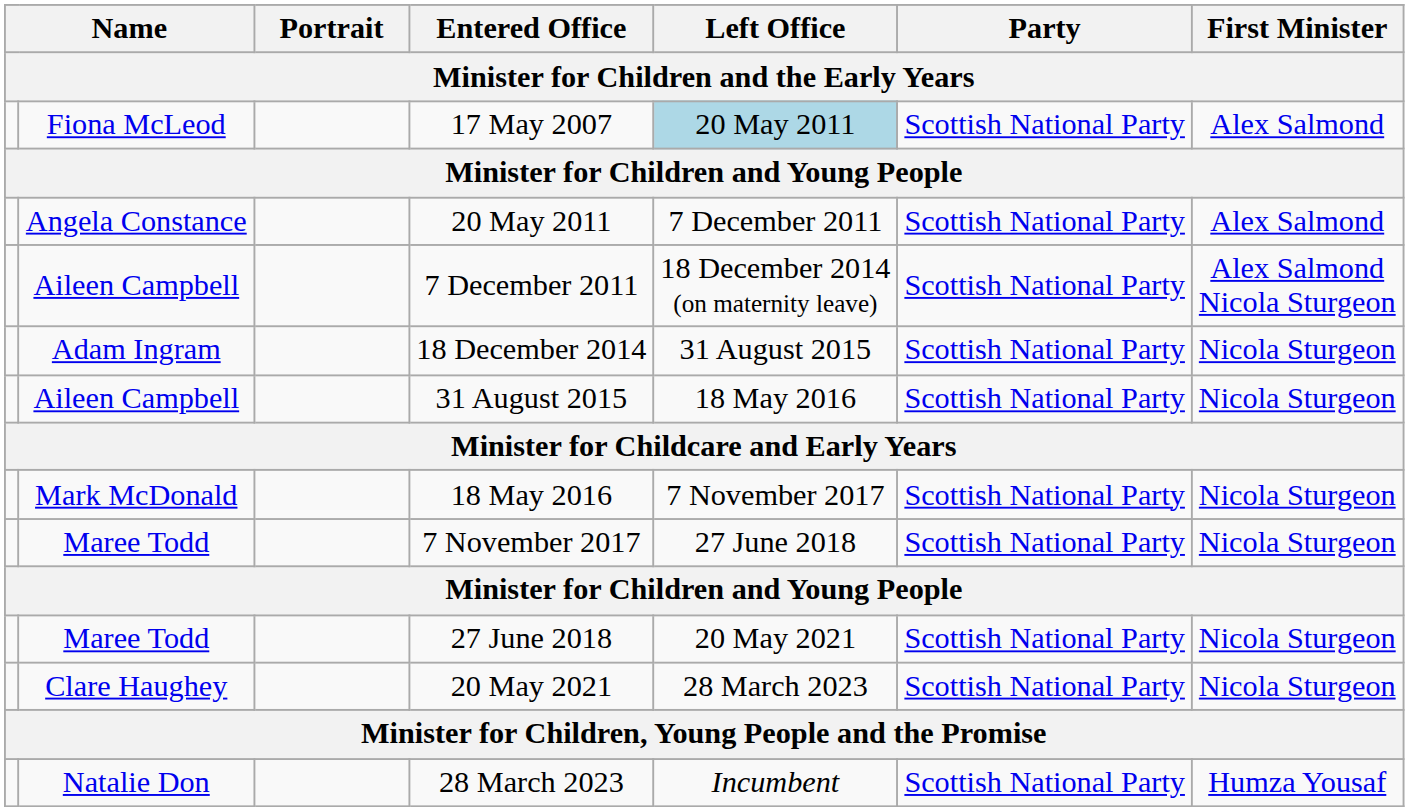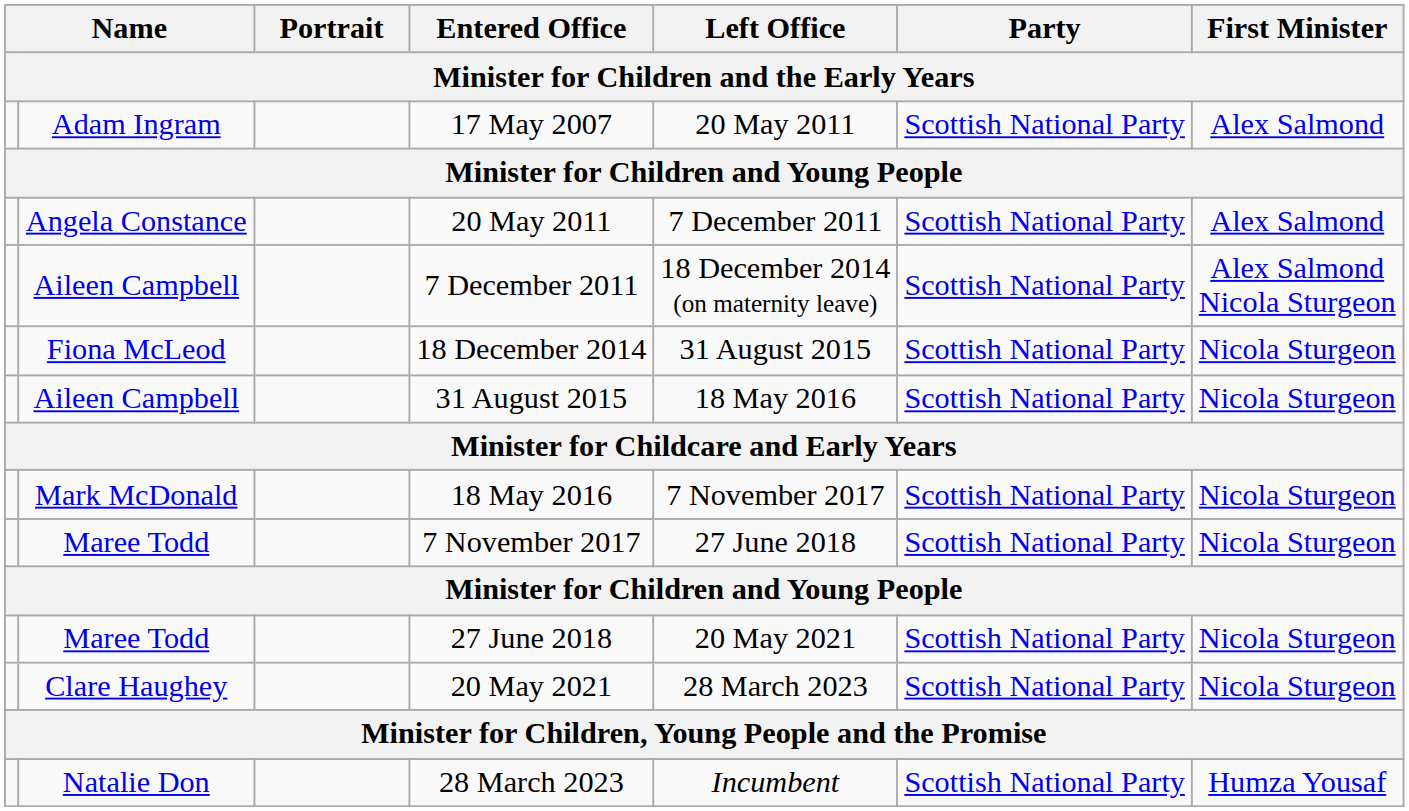(136, 124) Fiona McLeod -> (136, 124) Adam Ingram
(775, 124) lightblue background -> (775, 124) no background
(136, 350) Adam Ingram -> (136, 350) Fiona McLeod
